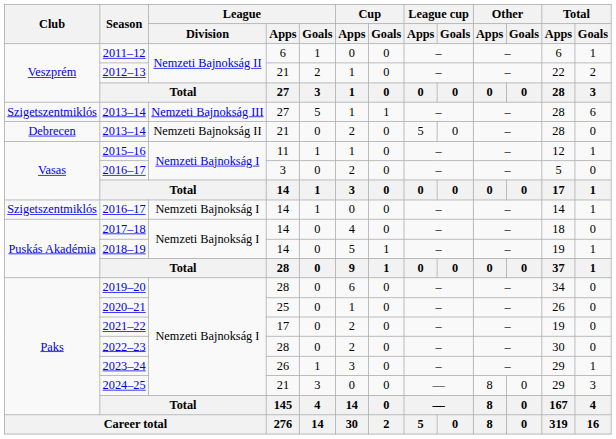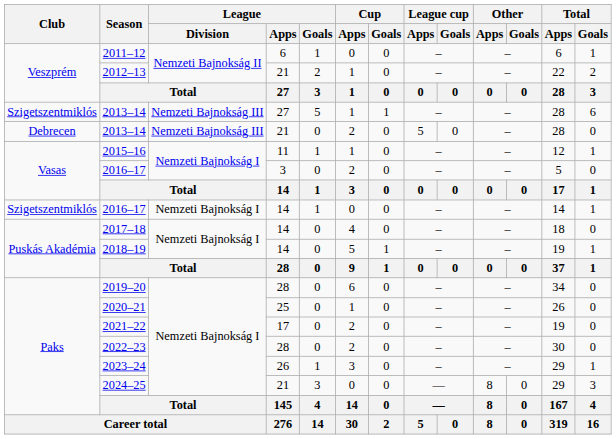(207, 131) Nemzeti Bajnokság II -> (207, 131) Nemzeti Bajnokság III
